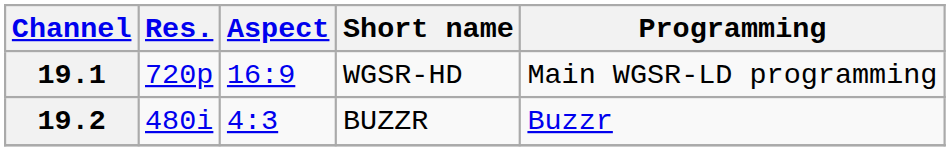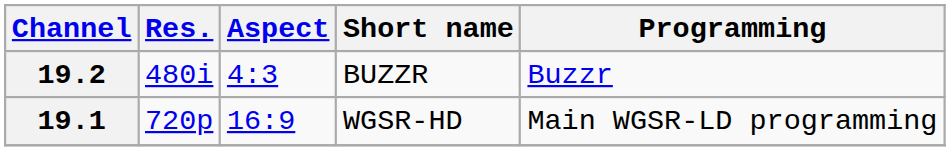rows swapped: (72, 75) <-> (72, 121)
